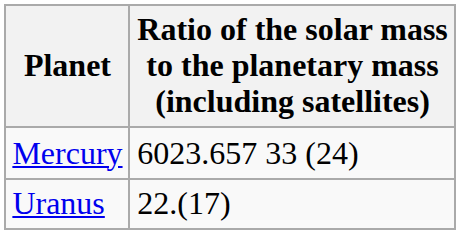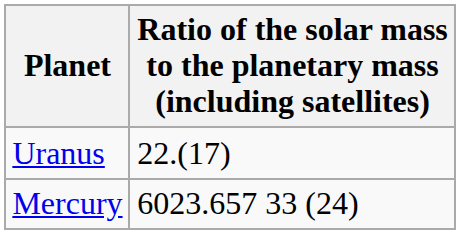rows swapped: (67, 152) <-> (59, 203)
